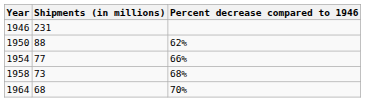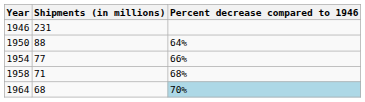(178, 43) 62% -> (178, 43) 64%
(40, 74) 73 -> (40, 74) 71
(178, 89) no background -> (178, 89) lightblue background
